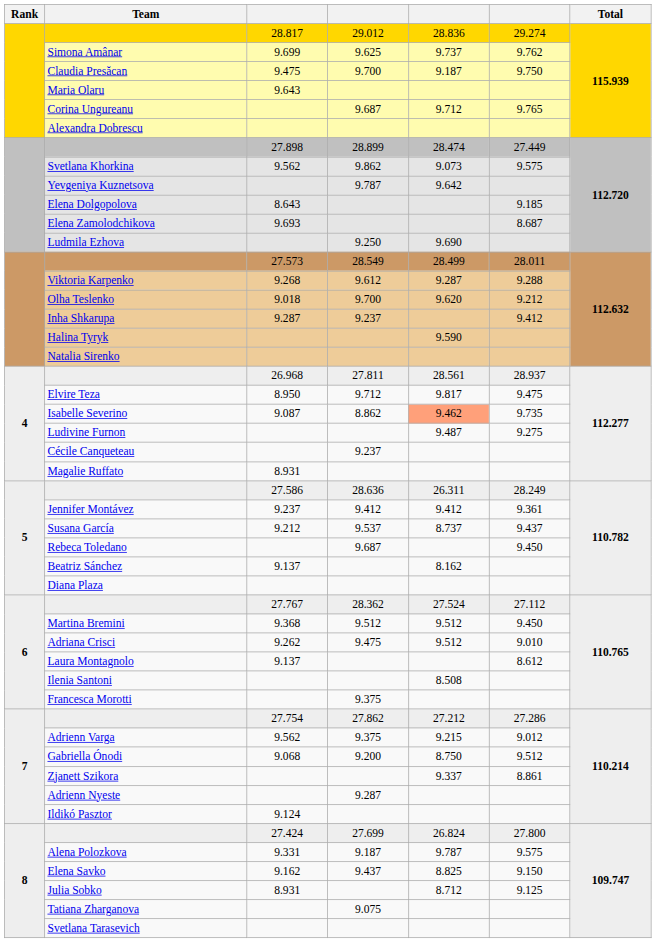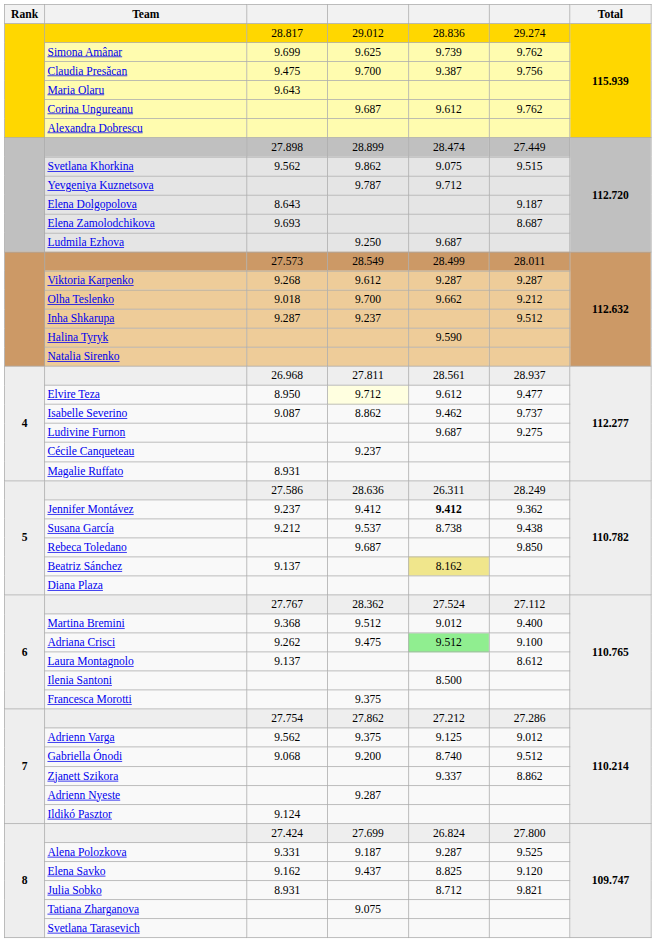(449, 52) 9.737 -> (449, 52) 9.739
(449, 71) 9.187 -> (449, 71) 9.387
(530, 71) 9.750 -> (530, 71) 9.756
(449, 109) 9.712 -> (449, 109) 9.612
(530, 109) 9.765 -> (530, 109) 9.762
(449, 166) 9.073 -> (449, 166) 9.075
(530, 166) 9.575 -> (530, 166) 9.515
(449, 185) 9.642 -> (449, 185) 9.712
(530, 204) 9.185 -> (530, 204) 9.187
(449, 242) 9.690 -> (449, 242) 9.687
(530, 280) 9.288 -> (530, 280) 9.287
(449, 299) 9.620 -> (449, 299) 9.662
(530, 318) 9.412 -> (530, 318) 9.512
(368, 395) no background -> (368, 395) lightyellow background
(449, 395) 9.817 -> (449, 395) 9.612
(530, 395) 9.475 -> (530, 395) 9.477
(449, 414) lightsalmon background -> (449, 414) no background
(530, 414) 9.735 -> (530, 414) 9.737
(449, 433) 9.487 -> (449, 433) 9.687
(449, 509) normal -> (449, 509) bold
(530, 509) 9.361 -> (530, 509) 9.362
(449, 528) 8.737 -> (449, 528) 8.738
(530, 528) 9.437 -> (530, 528) 9.438
(530, 547) 9.450 -> (530, 547) 9.850
(449, 566) no background -> (449, 566) khaki background
(449, 623) 9.512 -> (449, 623) 9.012
(530, 623) 9.450 -> (530, 623) 9.400
(449, 642) no background -> (449, 642) lightgreen background
(530, 642) 9.010 -> (530, 642) 9.100
(449, 680) 8.508 -> (449, 680) 8.500
(449, 738) 9.215 -> (449, 738) 9.125
(449, 757) 8.750 -> (449, 757) 8.740
(530, 776) 8.861 -> (530, 776) 8.862
(449, 852) 9.787 -> (449, 852) 9.287
(530, 852) 9.575 -> (530, 852) 9.525
(530, 871) 9.150 -> (530, 871) 9.120
(530, 890) 9.125 -> (530, 890) 9.821
